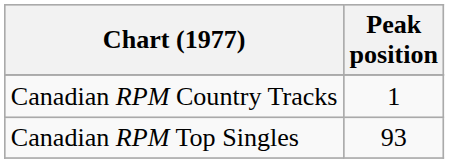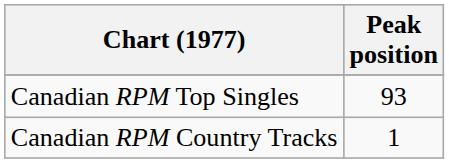rows swapped: (174, 95) <-> (155, 137)
